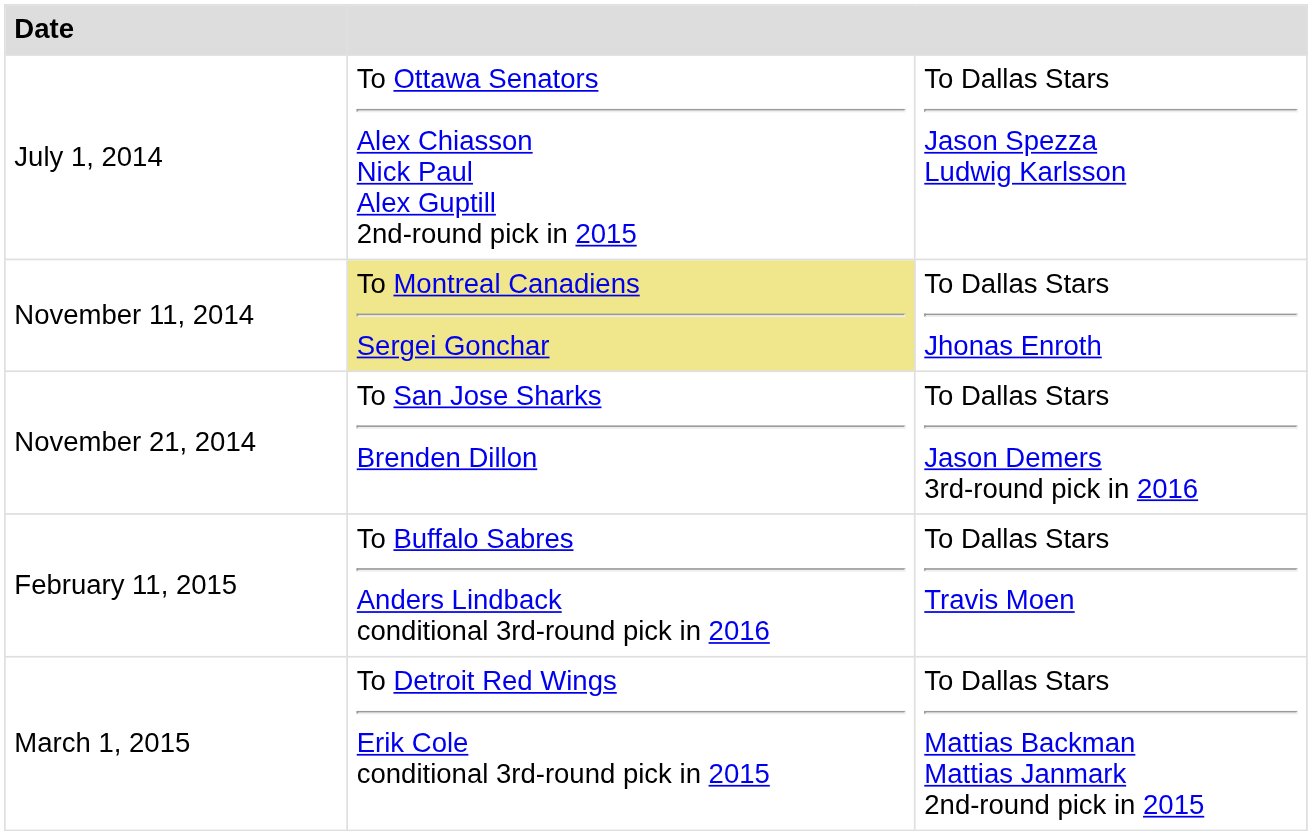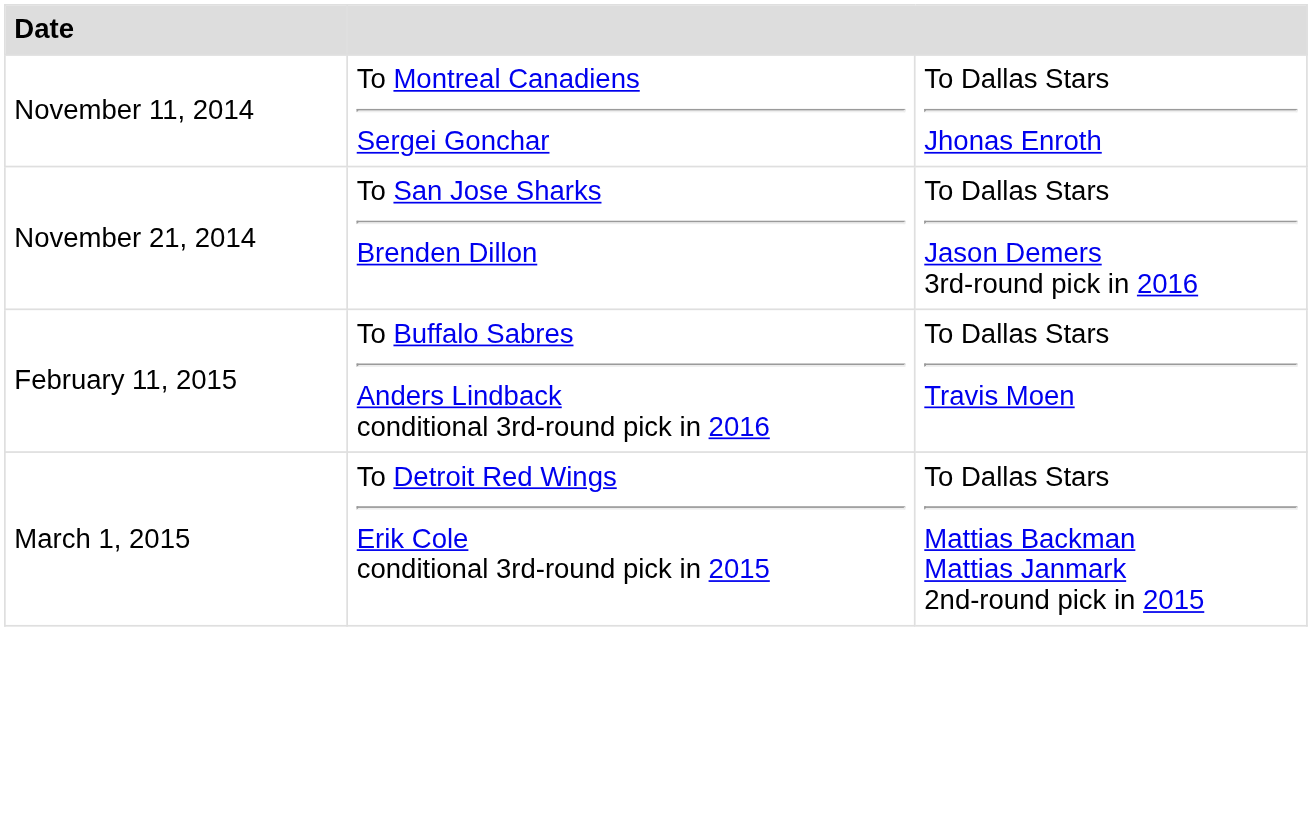- row: (89, 156)
(631, 314) khaki background -> (631, 110) no background
